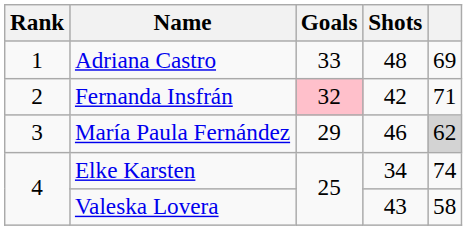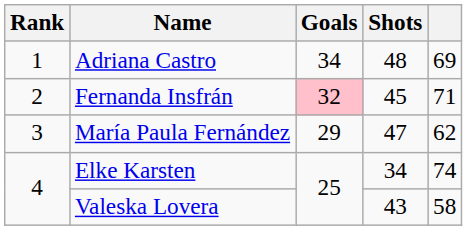(329, 59) 33 -> (329, 59) 34
(395, 96) 42 -> (395, 96) 45
(395, 133) 46 -> (395, 133) 47
(445, 133) lightgrey background -> (445, 133) no background
